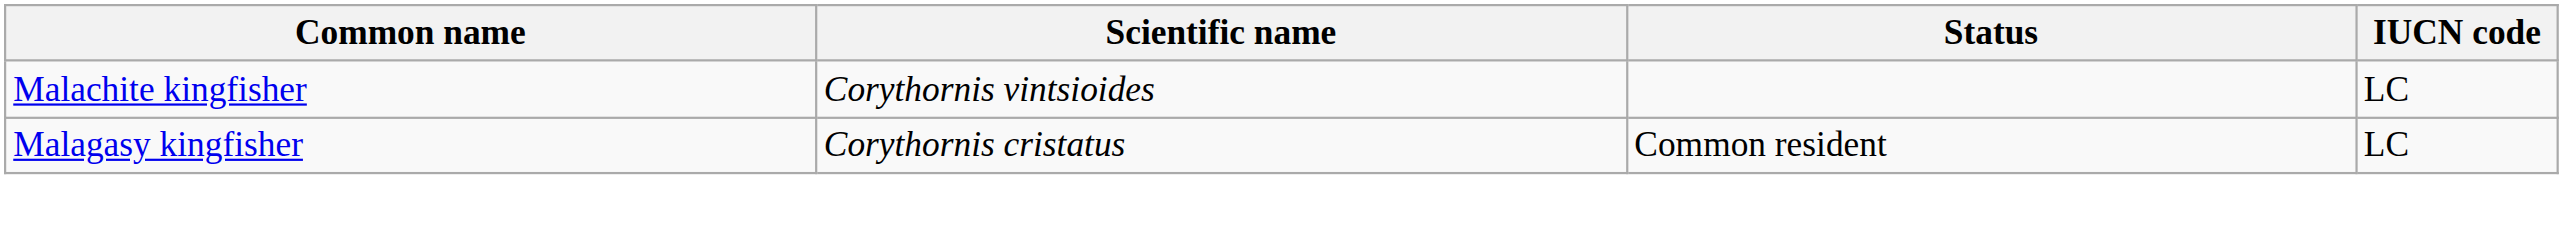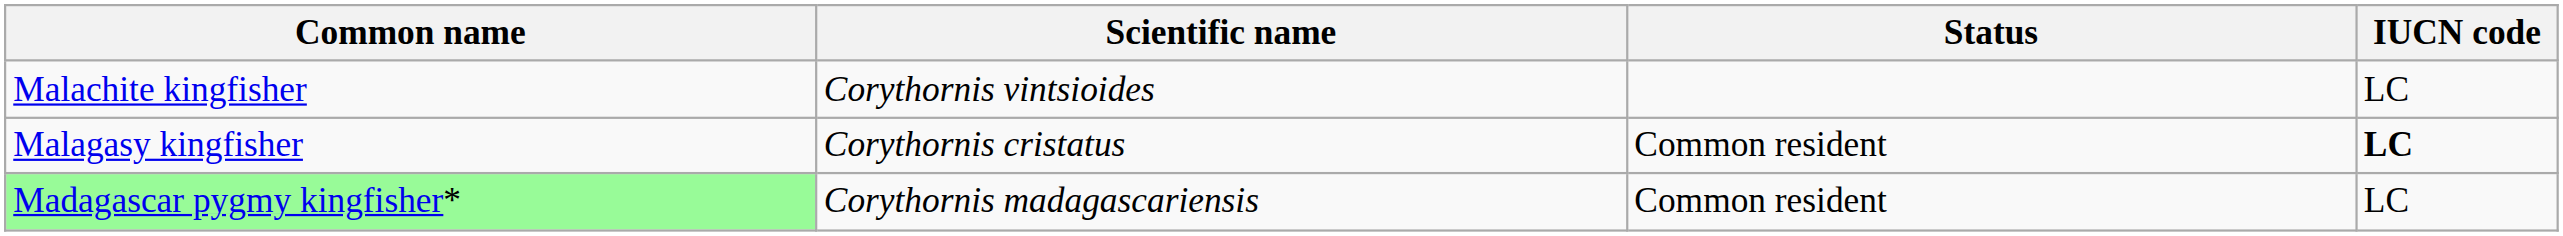(2386, 144) normal -> (2388, 144) bold
+ row: (237, 200)
